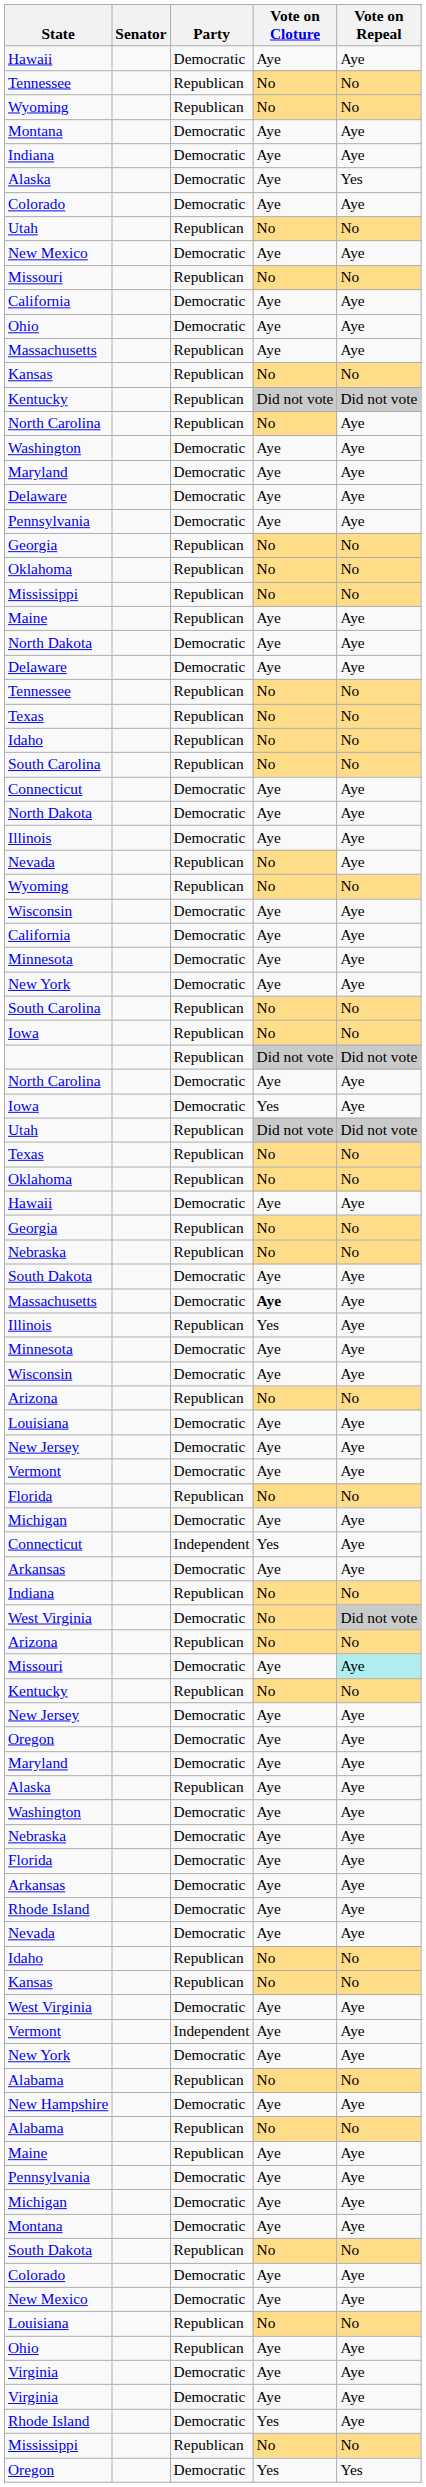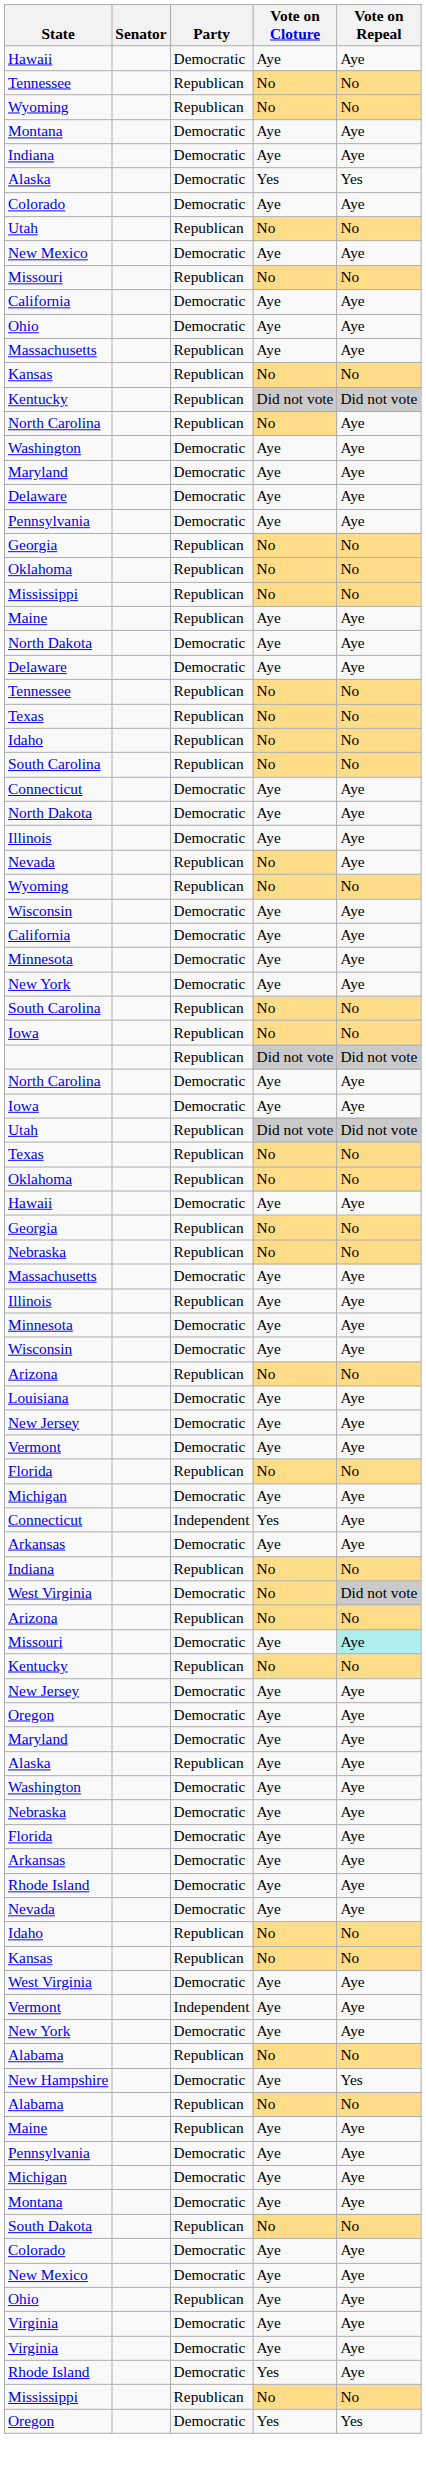(269, 180) Aye -> (268, 180) Yes
(268, 1105) Yes -> (269, 1105) Aye
- row: (50, 1276)
(269, 1300) bold -> (269, 1276) normal
(268, 1325) Yes -> (269, 1300) Aye
(353, 2104) Aye -> (352, 2080) Yes
- row: (38, 2323)
